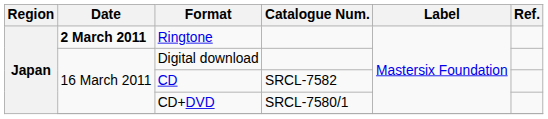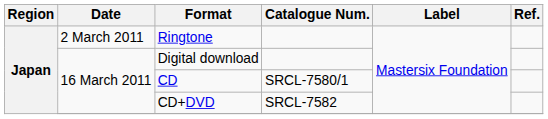(103, 37) bold -> (102, 37) normal
(301, 80) SRCL-7582 -> (307, 80) SRCL-7580/1
(307, 102) SRCL-7580/1 -> (301, 102) SRCL-7582
